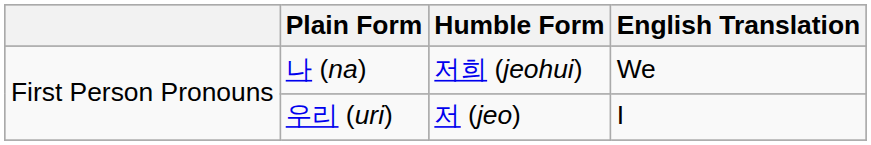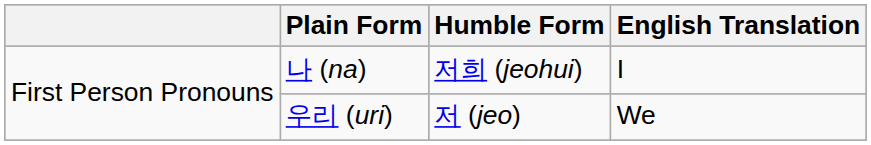(636, 69) We -> (620, 69) I
(620, 116) I -> (636, 116) We
